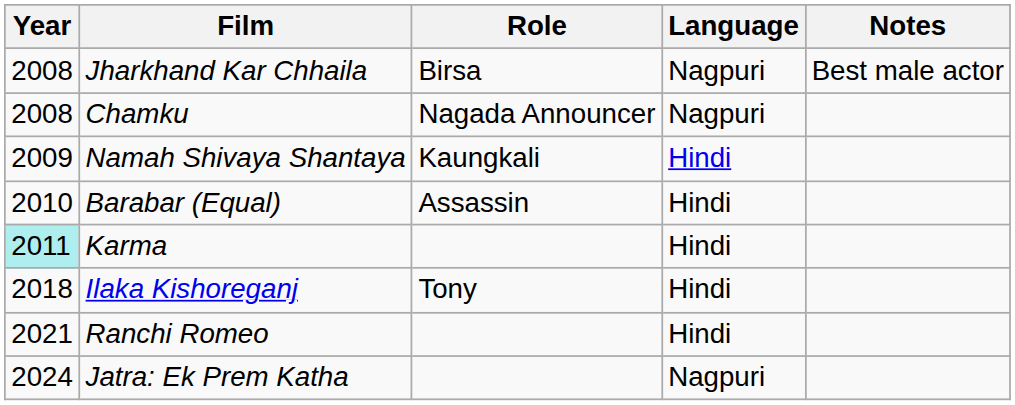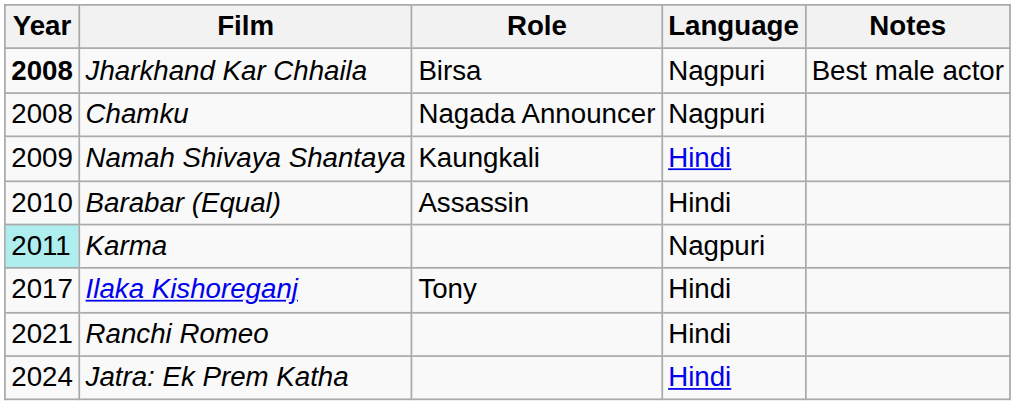(42, 70) normal -> (42, 70) bold
(700, 245) Hindi -> (717, 245) Nagpuri
(42, 289) 2018 -> (42, 289) 2017
(717, 377) Nagpuri -> (700, 377) Hindi
